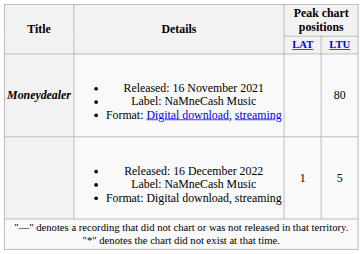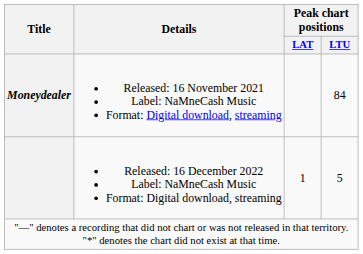(340, 95) 80 -> (340, 95) 84
